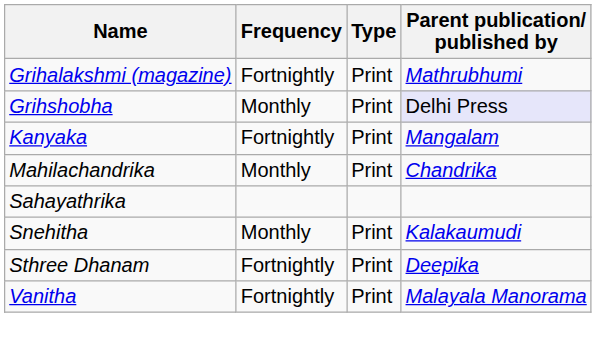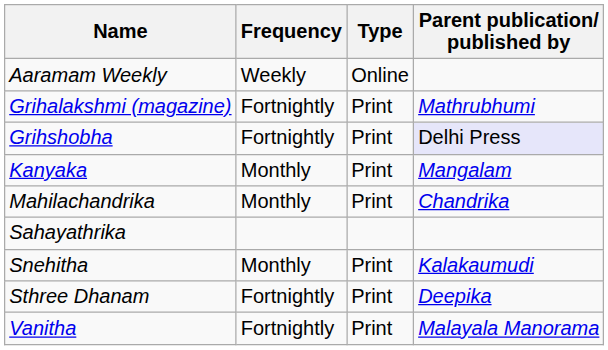+ row: (88, 74)
(276, 106) Monthly -> (287, 138) Fortnightly
(287, 138) Fortnightly -> (276, 169) Monthly
